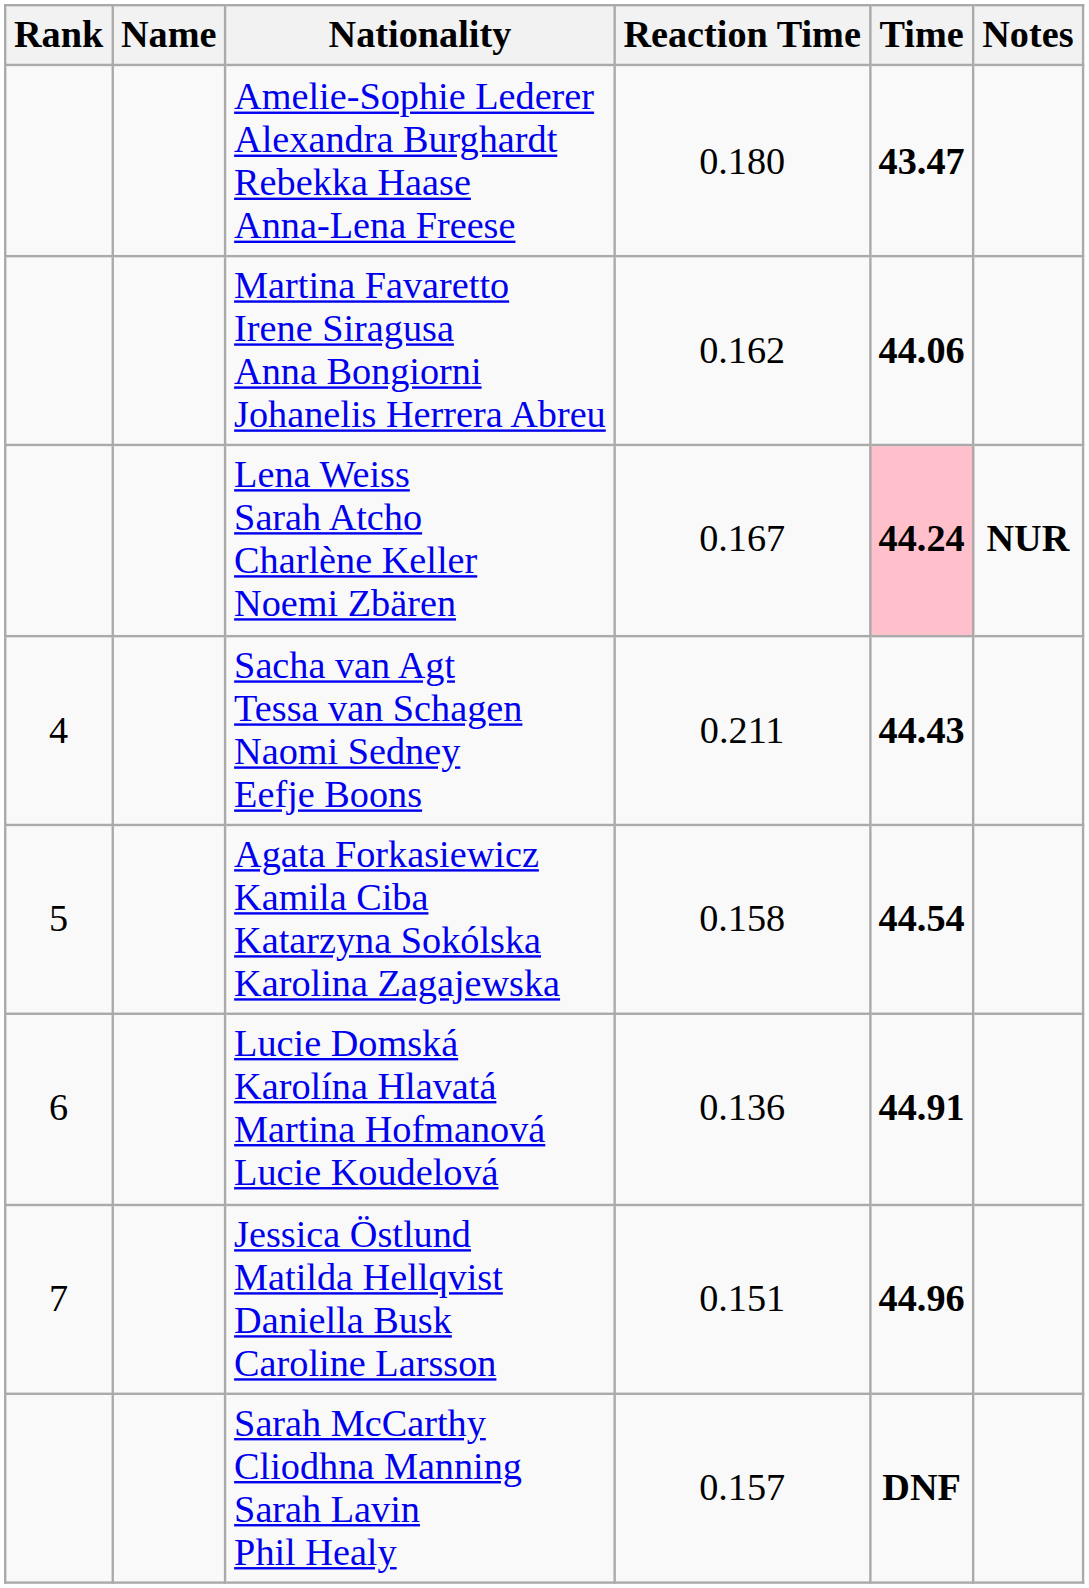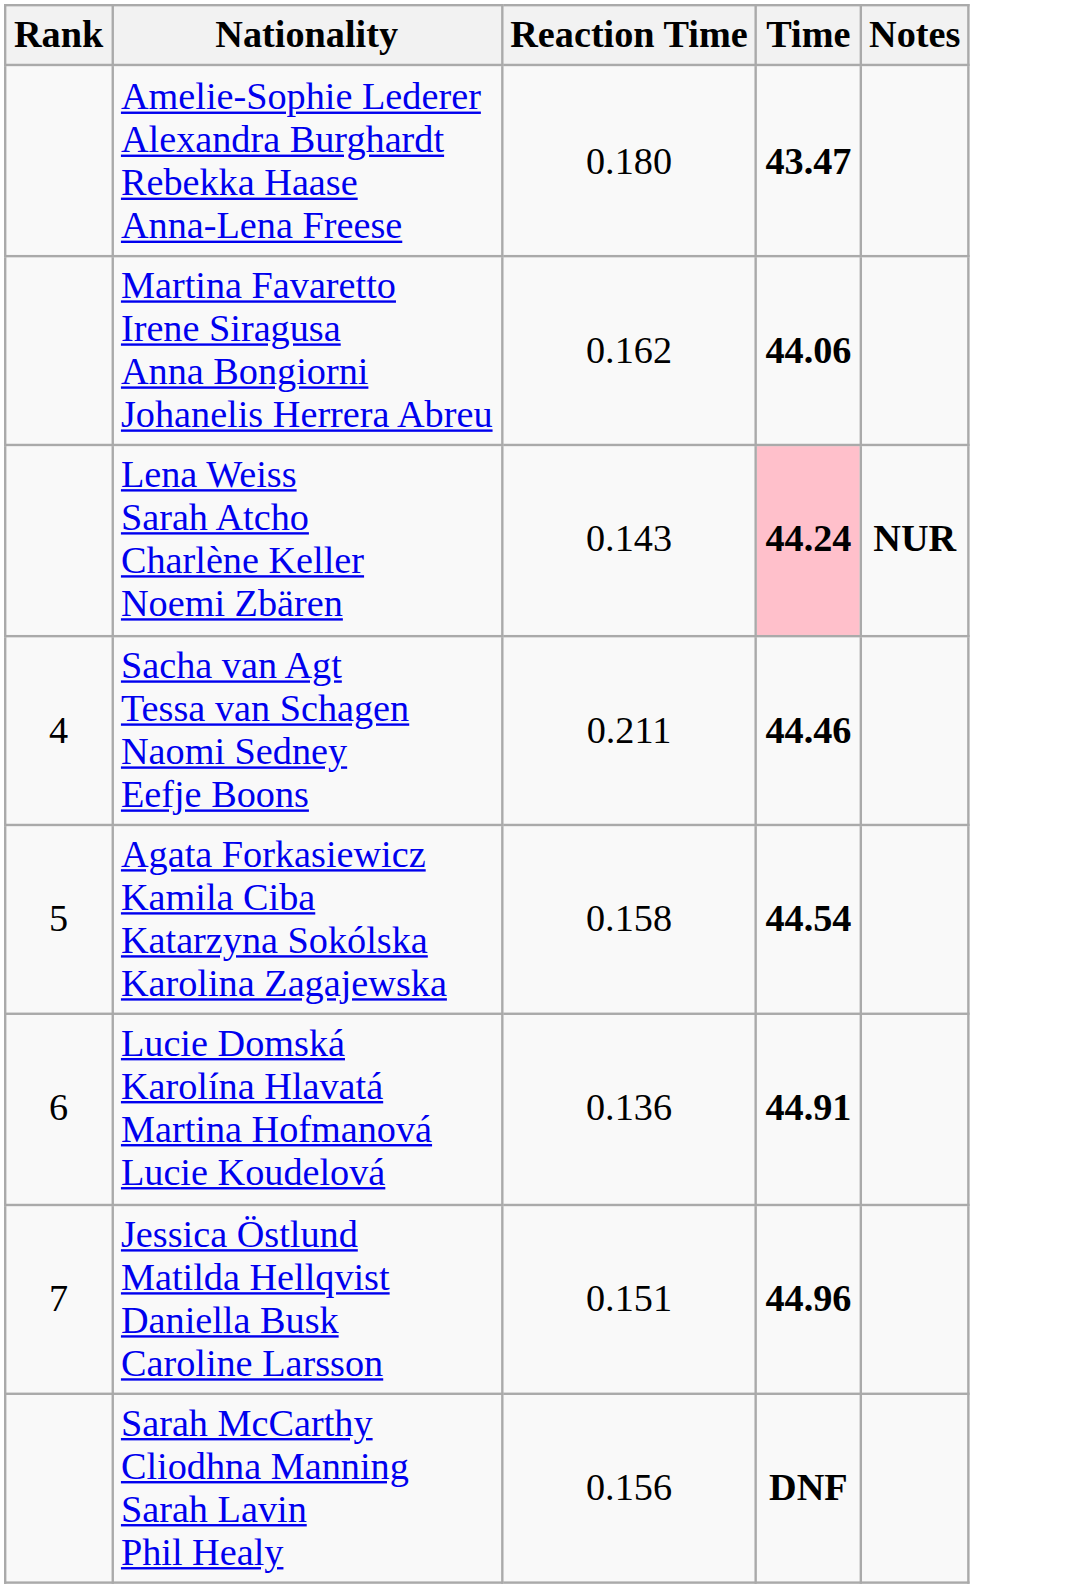- column: (169, 34)
(742, 539) 0.167 -> (629, 539) 0.143
(922, 729) 44.43 -> (808, 729) 44.46
(742, 1487) 0.157 -> (629, 1487) 0.156
